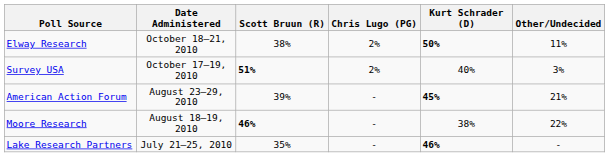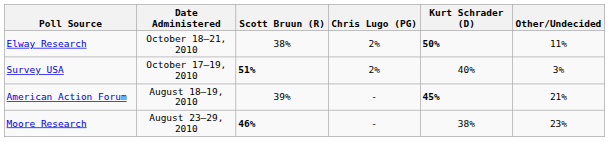(186, 97) August 23–29, 2010 -> (186, 97) August 18–19, 2010
(186, 123) August 18–19, 2010 -> (186, 123) August 23–29, 2010
(558, 123) 22% -> (558, 123) 23%
- row: (69, 144)
